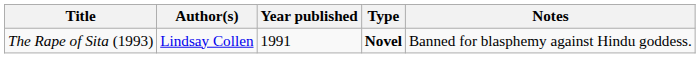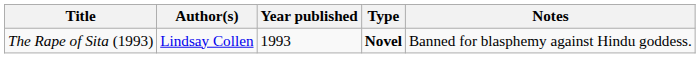(276, 40) 1991 -> (276, 40) 1993
